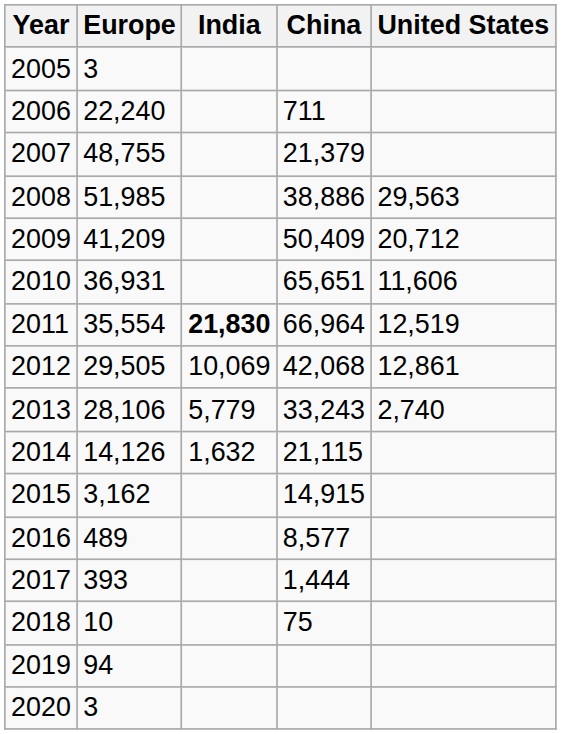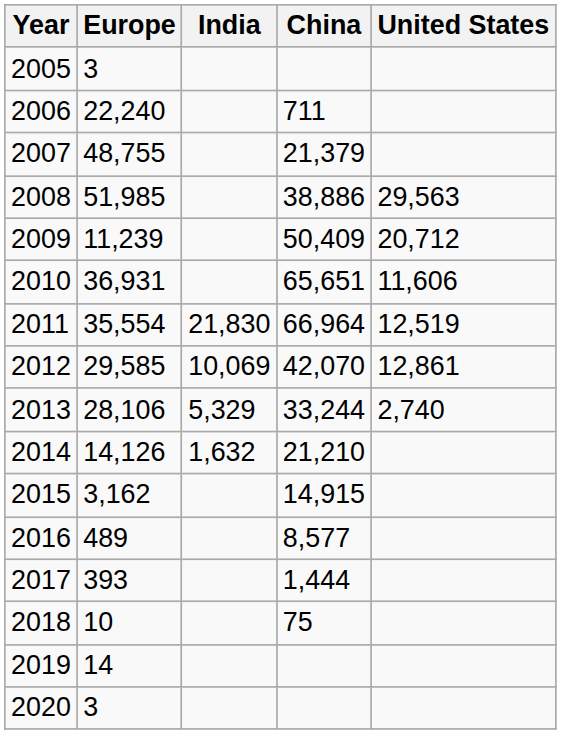(124, 238) 41,209 -> (123, 238) 11,239
(229, 324) bold -> (229, 324) normal
(124, 366) 29,505 -> (124, 366) 29,585
(324, 366) 42,068 -> (324, 366) 42,070
(222, 409) 5,779 -> (222, 409) 5,329
(324, 409) 33,243 -> (324, 409) 33,244
(323, 452) 21,115 -> (324, 452) 21,210
(98, 665) 94 -> (98, 665) 14
